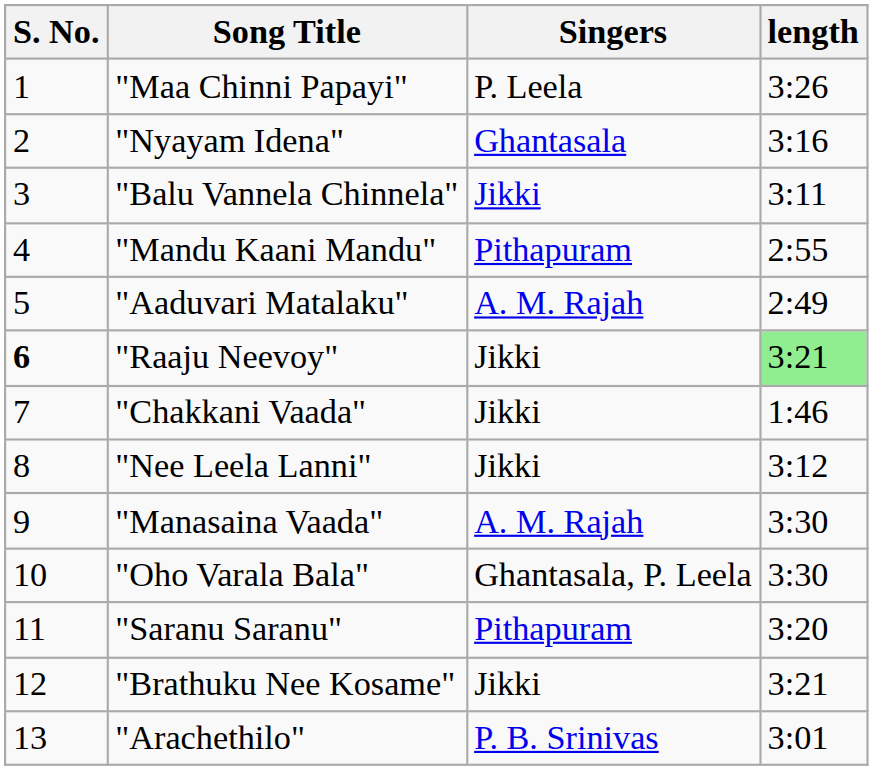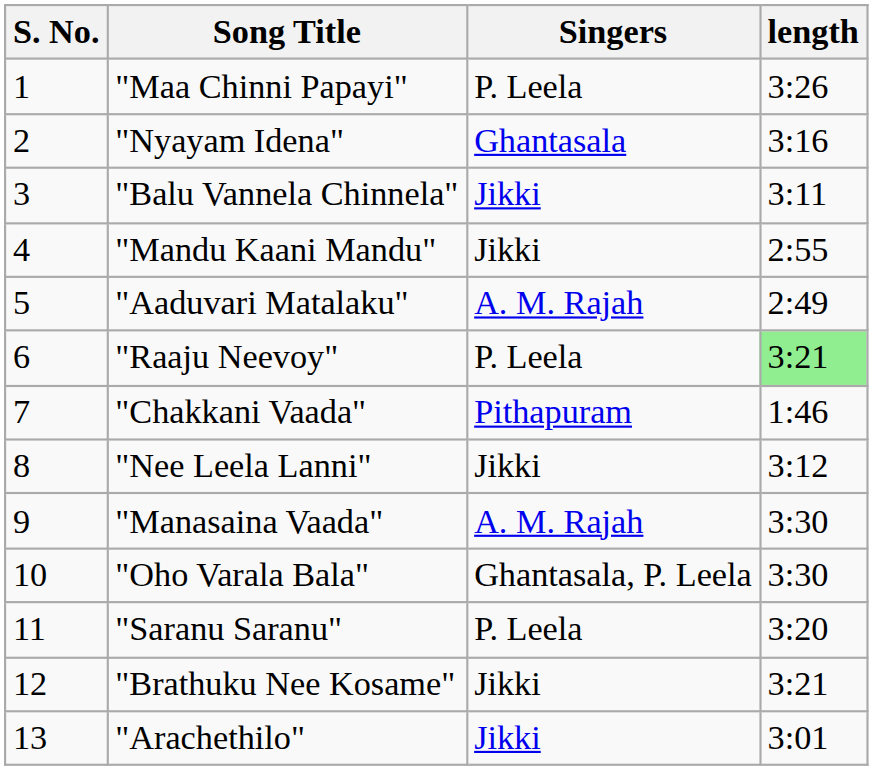(553, 248) Pithapuram -> (507, 248) Jikki
(22, 357) bold -> (22, 357) normal
(507, 357) Jikki -> (528, 357) P. Leela
(507, 411) Jikki -> (553, 411) Pithapuram
(553, 628) Pithapuram -> (528, 628) P. Leela
(566, 737) P. B. Srinivas -> (507, 737) Jikki
